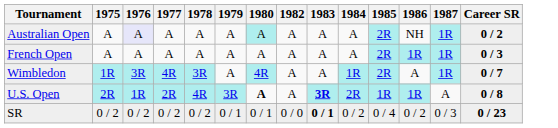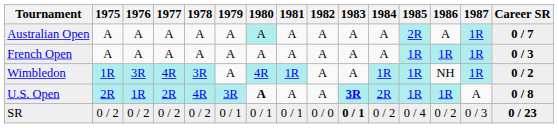+ column: (292, 14)
(138, 34) lavender background -> (138, 34) no background
(415, 34) NH -> (445, 34) A
(492, 34) 0 / 2 -> (522, 34) 0 / 7
(384, 53) 2R -> (415, 53) 1R
(384, 73) 2R -> (415, 73) 1R
(415, 73) A -> (445, 73) NH
(492, 73) 0 / 7 -> (522, 73) 0 / 2
